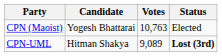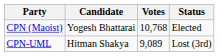(153, 28) 10,763 -> (153, 28) 10,768
(193, 43) bold -> (192, 43) normal
